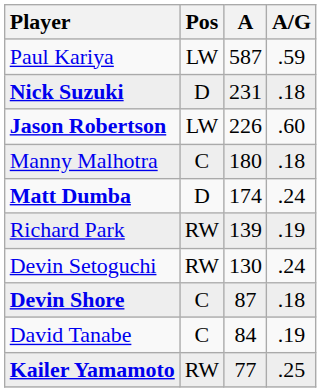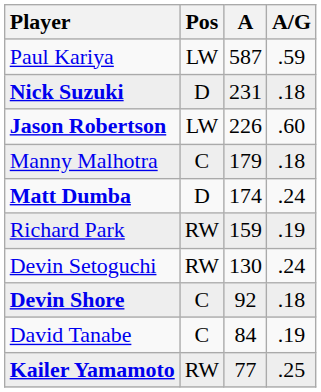(245, 160) 180 -> (245, 160) 179
(245, 230) 139 -> (245, 230) 159
(245, 299) 87 -> (245, 299) 92
